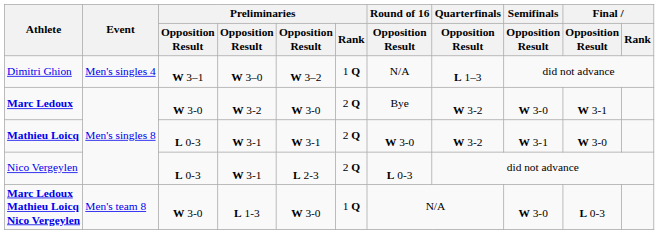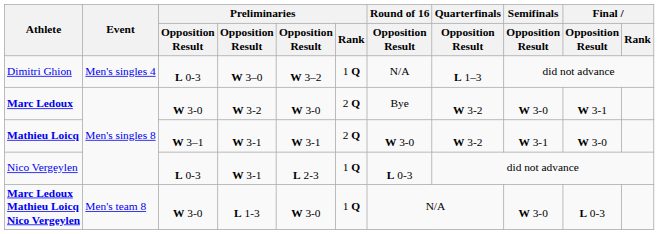(188, 78) W 3–1 -> (188, 78) L 0-3
(188, 143) L 0-3 -> (188, 143) W 3–1
(351, 168) 2 Q -> (351, 168) 1 Q
